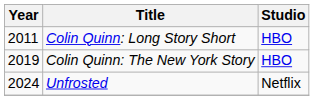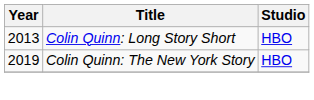(23, 38) 2011 -> (24, 38) 2013
- row: (77, 83)
